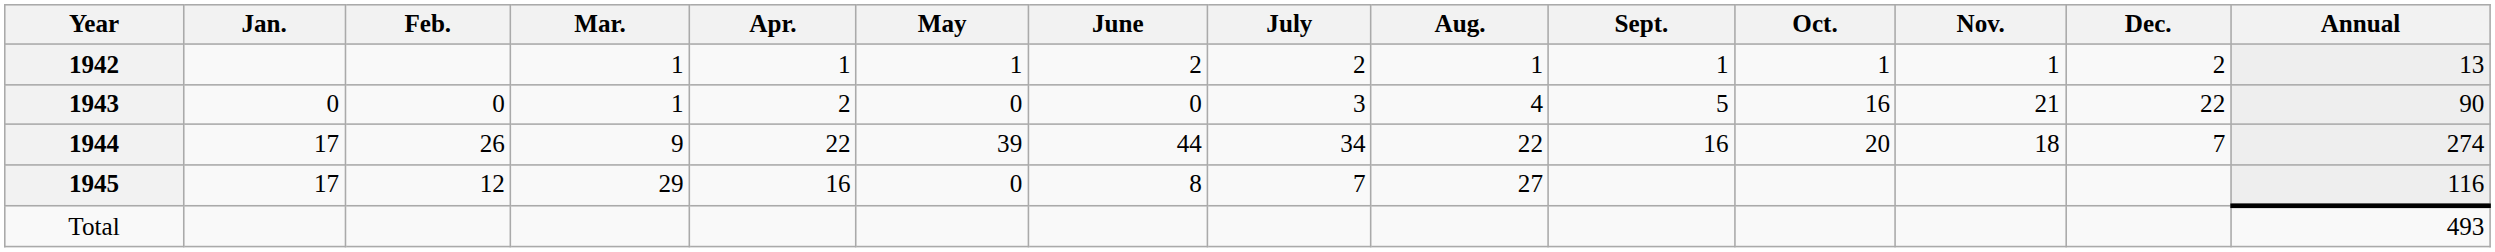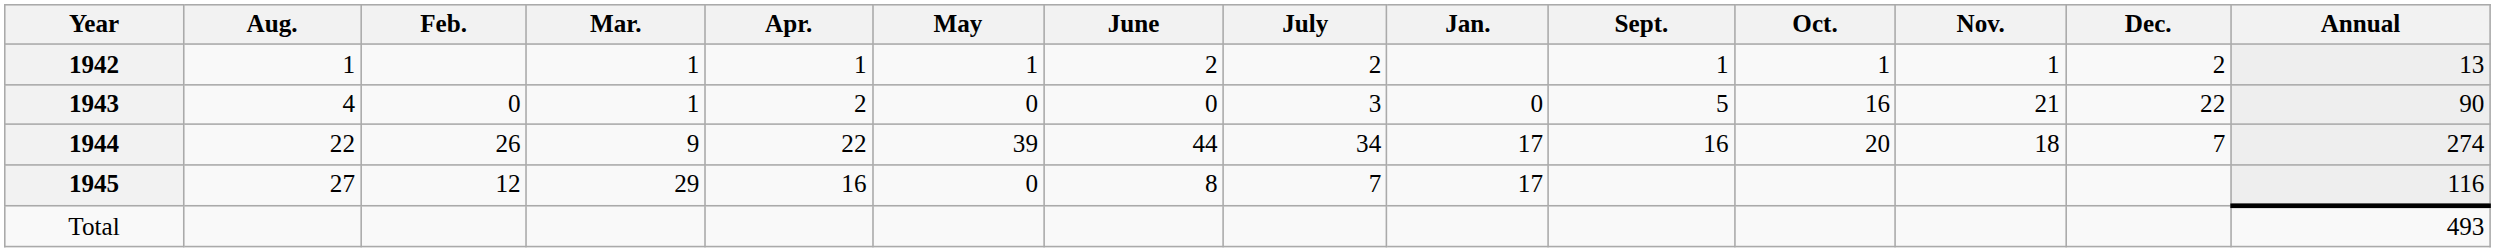columns swapped: (264, 24) <-> (1460, 24)
